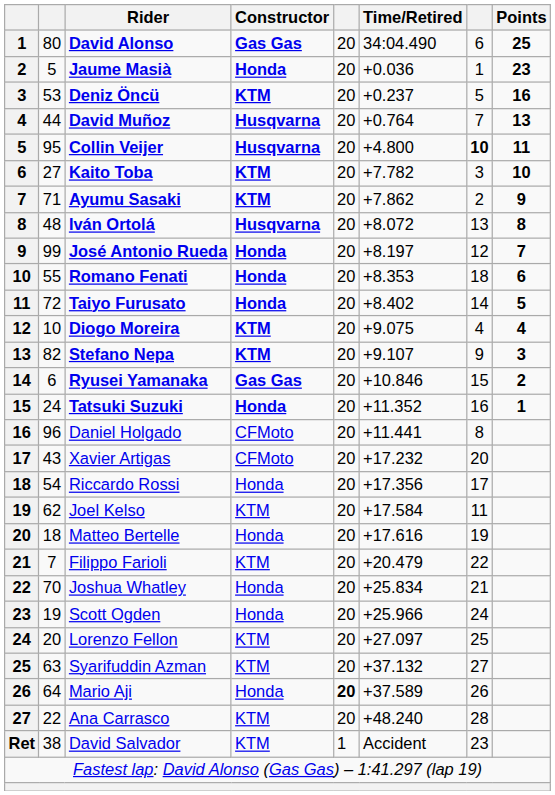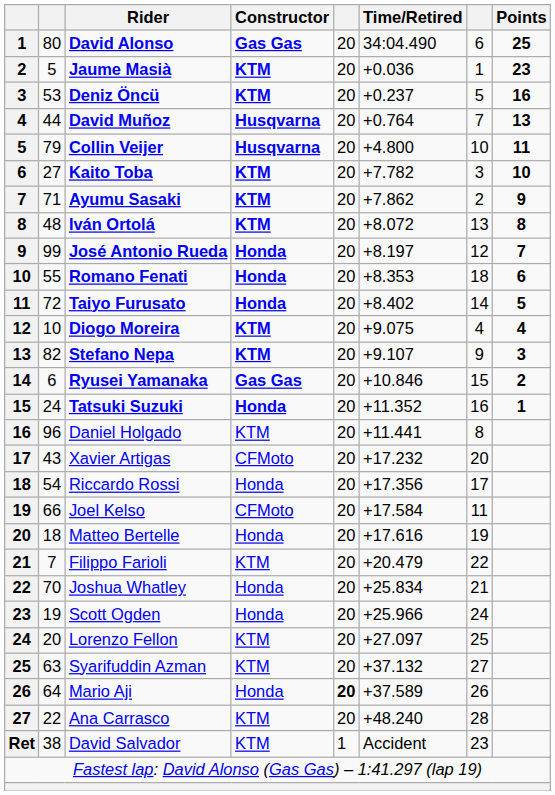(261, 69) Honda -> (253, 69) KTM
(52, 147) 95 -> (52, 147) 79
(479, 147) bold -> (479, 147) normal
(278, 225) Husqvarna -> (253, 225) KTM
(264, 432) CFMoto -> (252, 432) KTM
(52, 510) 62 -> (52, 510) 66
(252, 510) KTM -> (264, 510) CFMoto
